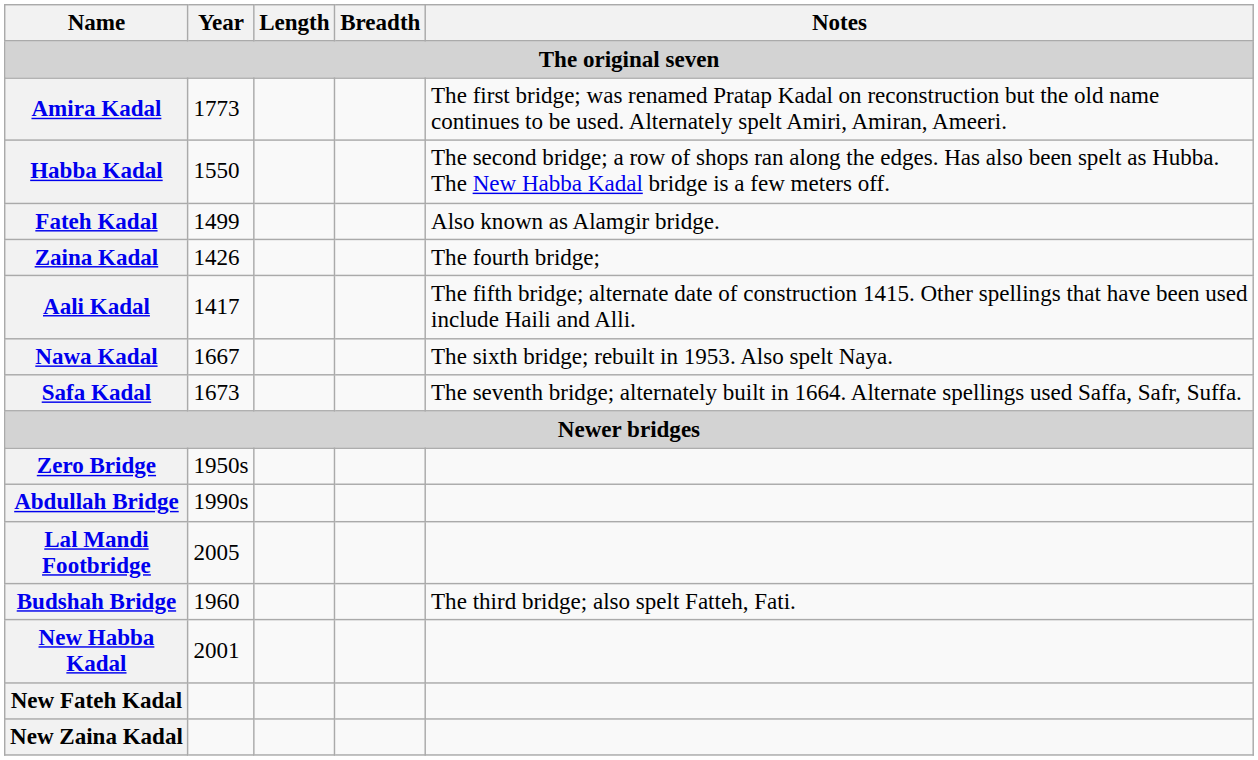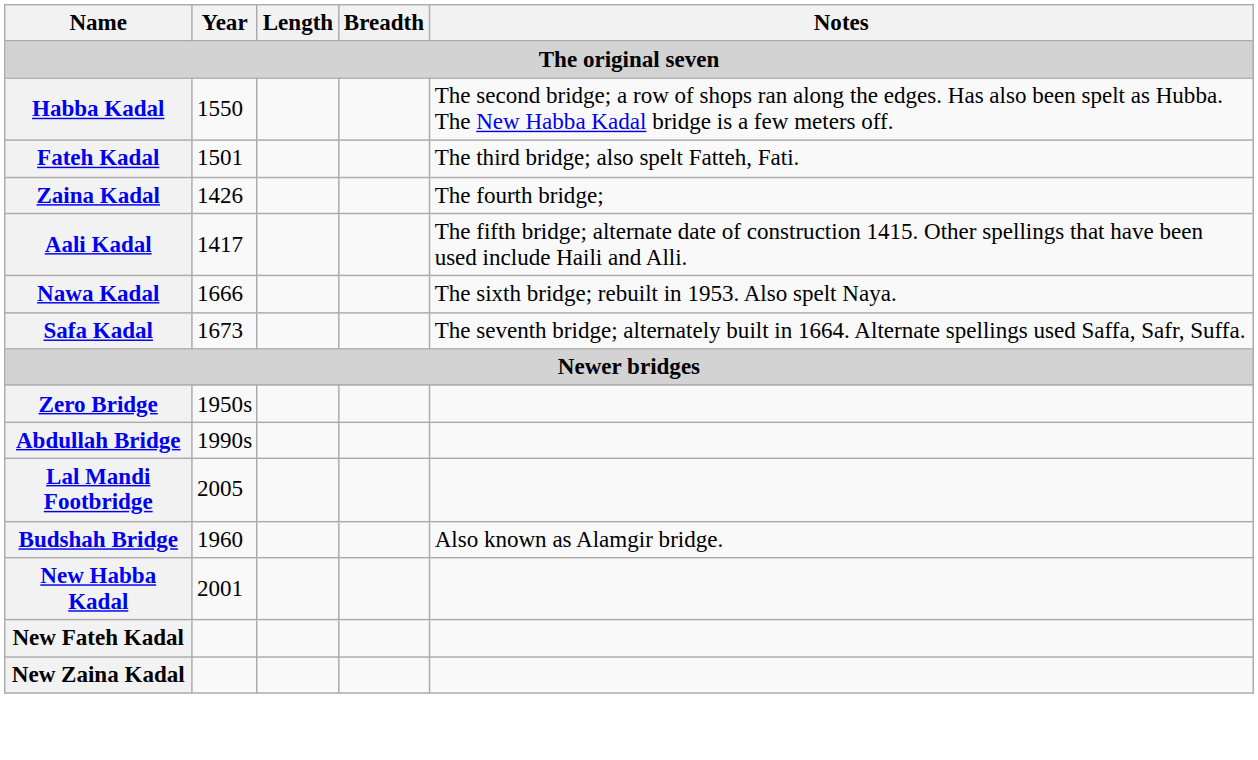- row: (96, 108)
(217, 220) 1499 -> (220, 158) 1501
(575, 220) Also known as Alamgir bridge. -> (617, 158) The third bridge; also spelt Fatteh, Fati.
(217, 356) 1667 -> (220, 293) 1666
(613, 601) The third bridge; also spelt Fatteh, Fati. -> (579, 539) Also known as Alamgir bridge.
